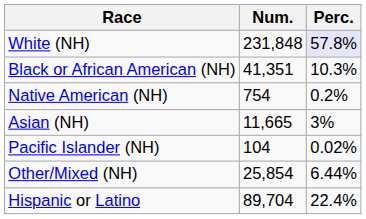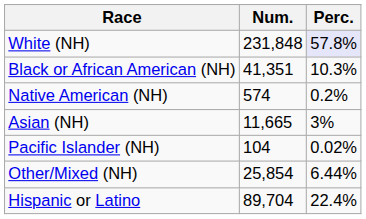(257, 95) 754 -> (257, 95) 574
